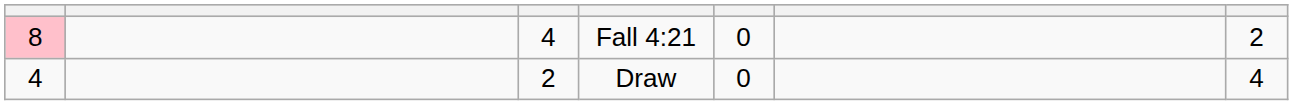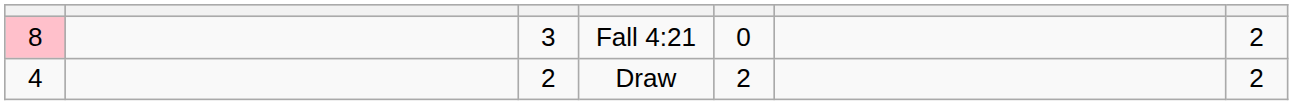(548, 37) 4 -> (548, 37) 3
(744, 78) 0 -> (744, 78) 2
(1257, 78) 4 -> (1257, 78) 2
